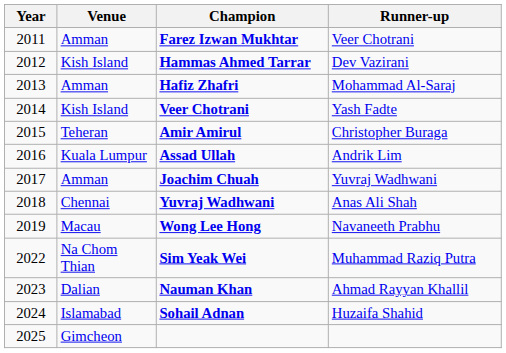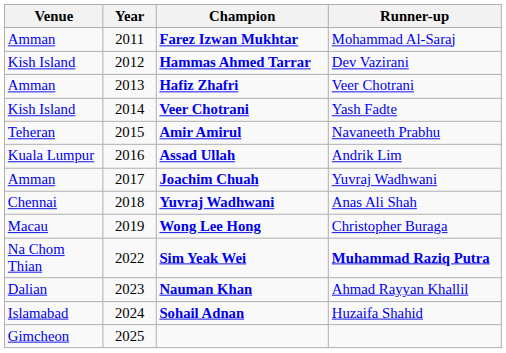columns swapped: (31, 16) <-> (107, 16)
(373, 39) Veer Chotrani -> (394, 39) Mohammad Al-Saraj
(394, 86) Mohammad Al-Saraj -> (373, 86) Veer Chotrani
(390, 132) Christopher Buraga -> (386, 132) Navaneeth Prabhu
(386, 226) Navaneeth Prabhu -> (390, 226) Christopher Buraga
(404, 257) normal -> (411, 257) bold
